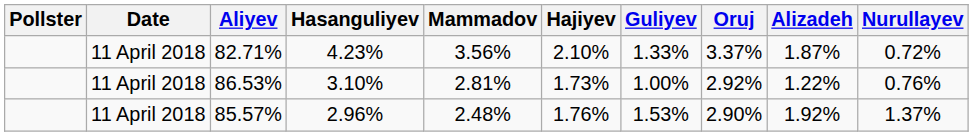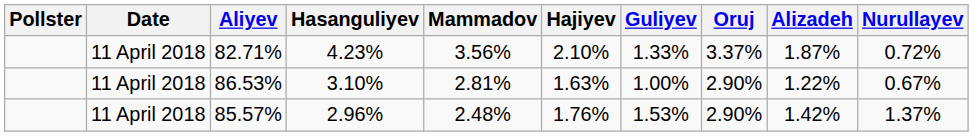(581, 83) 1.73% -> (581, 83) 1.63%
(734, 83) 2.92% -> (734, 83) 2.90%
(913, 83) 0.76% -> (913, 83) 0.67%
(812, 114) 1.92% -> (812, 114) 1.42%
